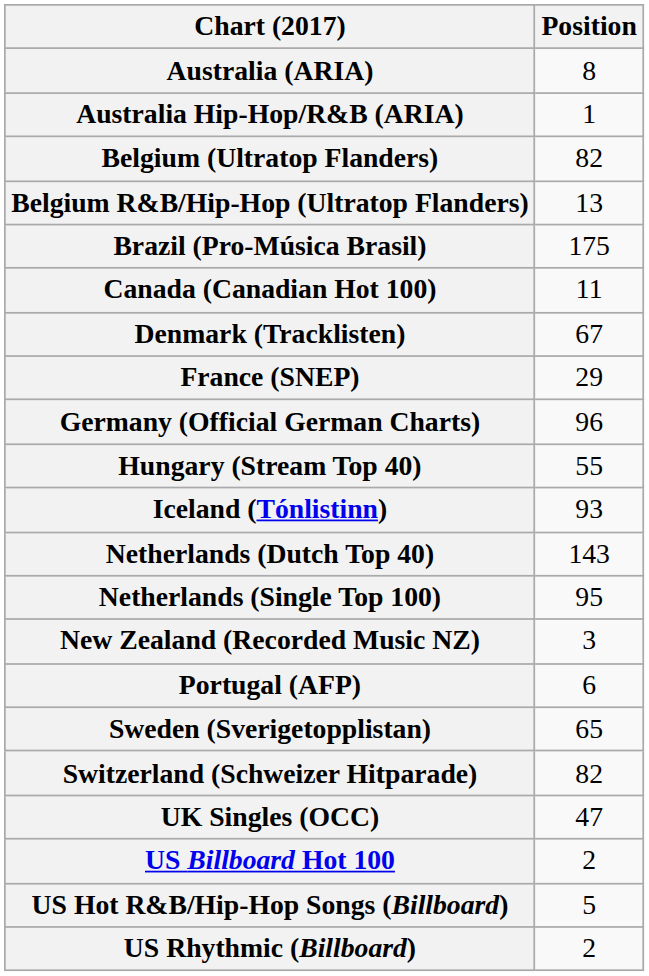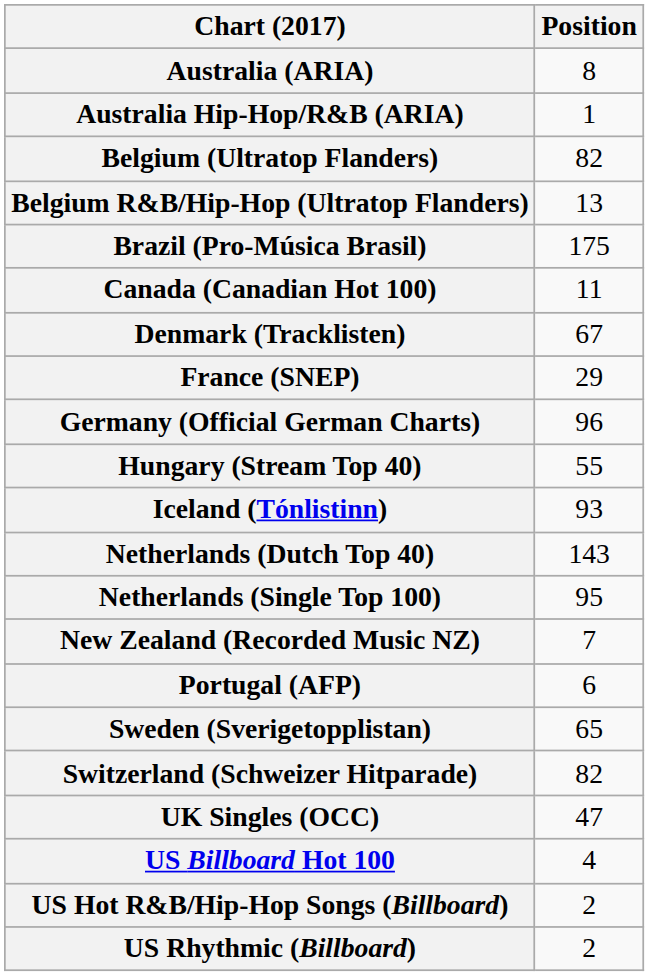(589, 641) 3 -> (589, 641) 7
(589, 860) 2 -> (589, 860) 4
(589, 904) 5 -> (589, 904) 2
